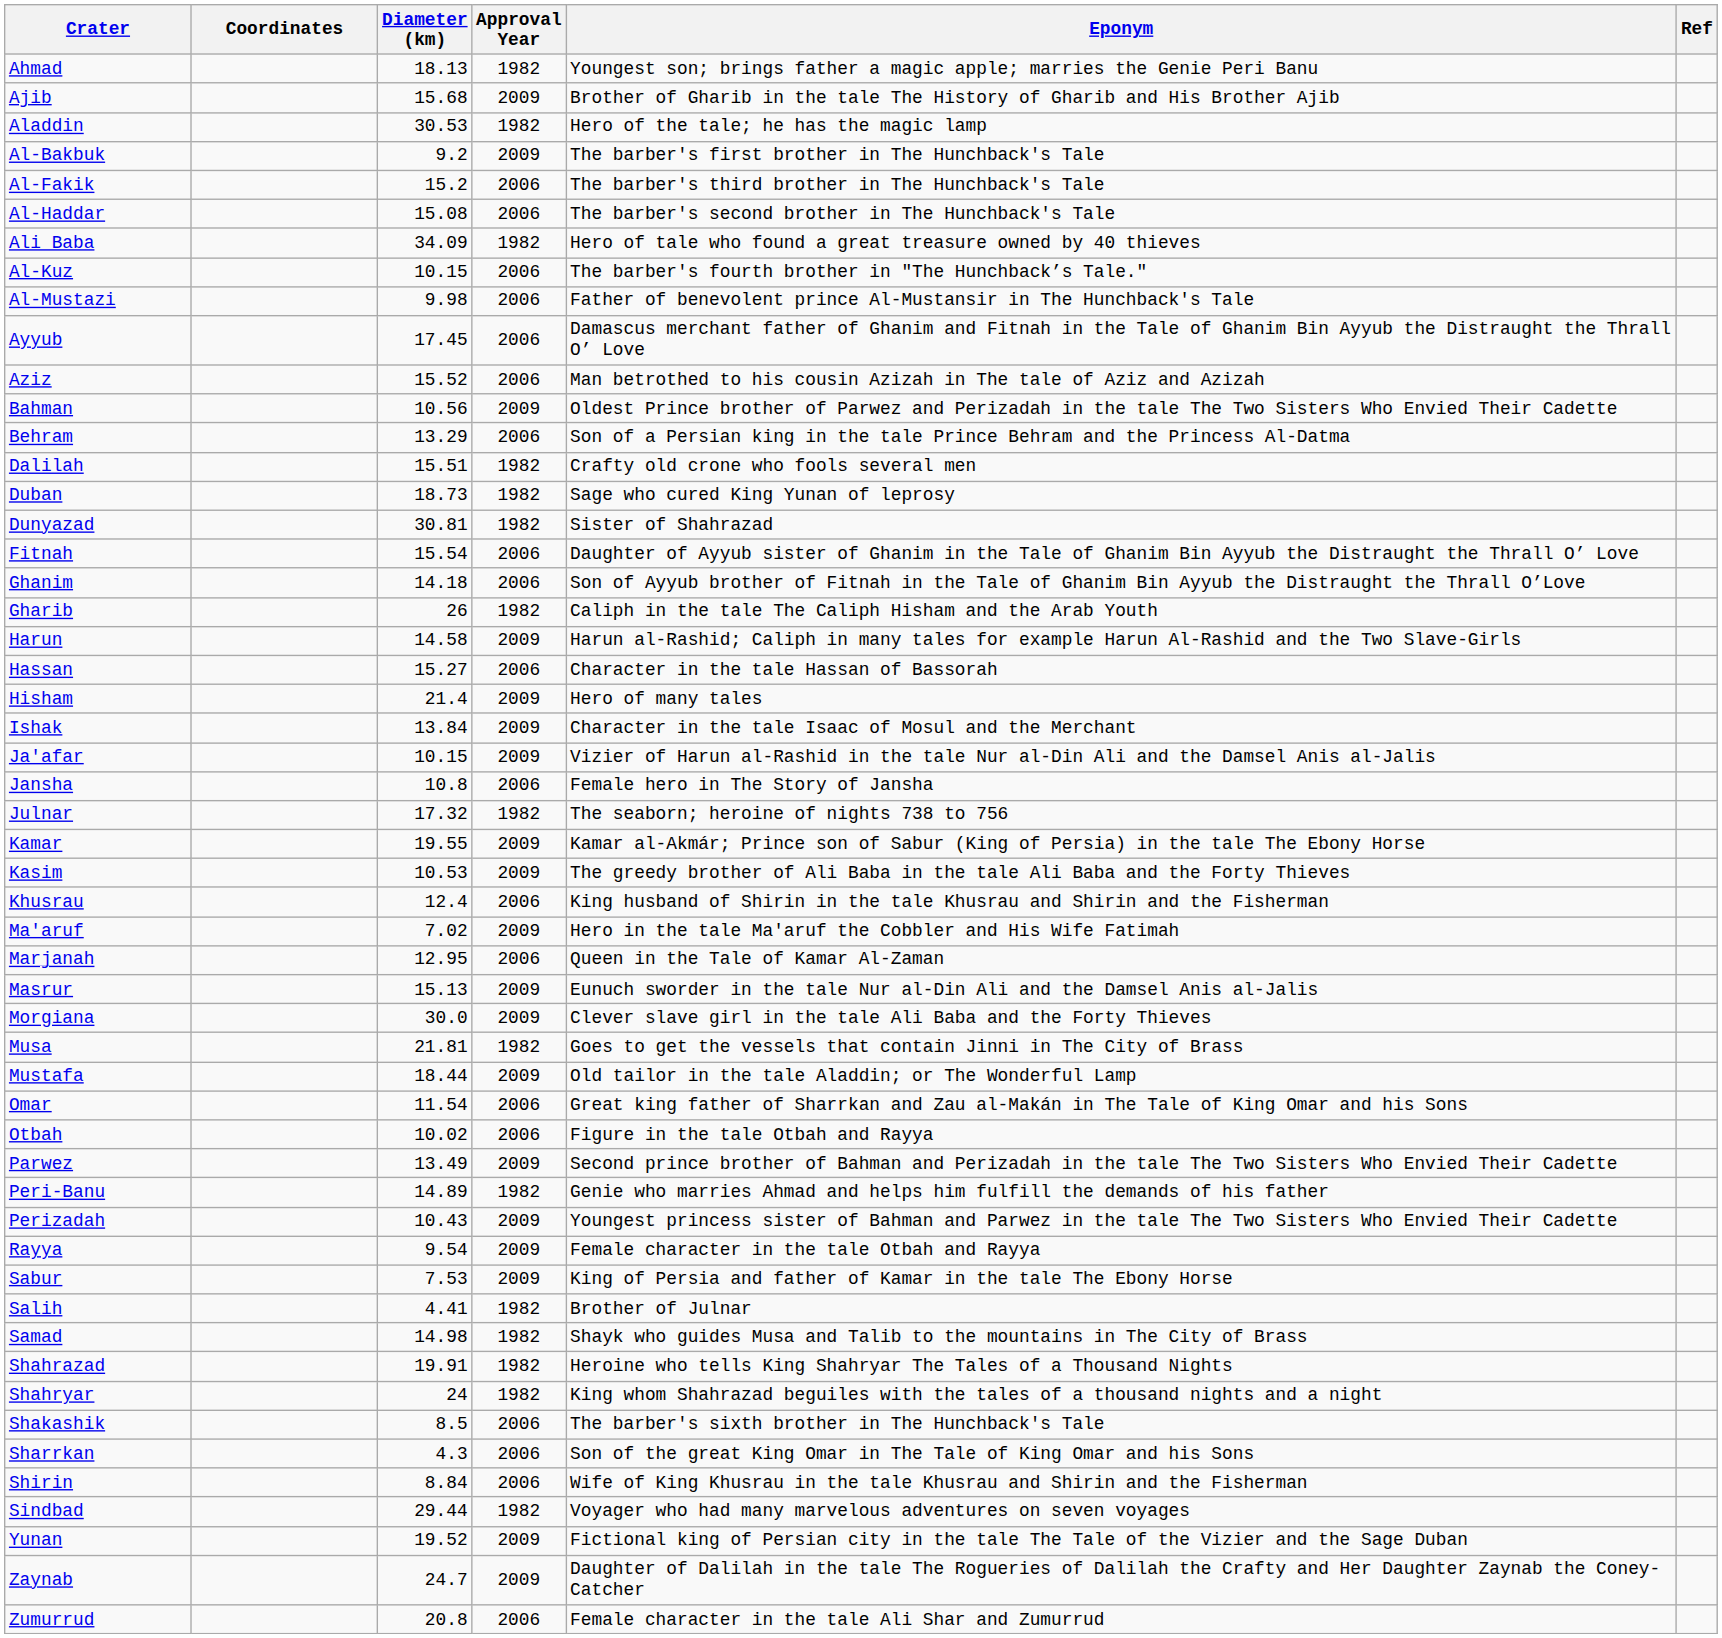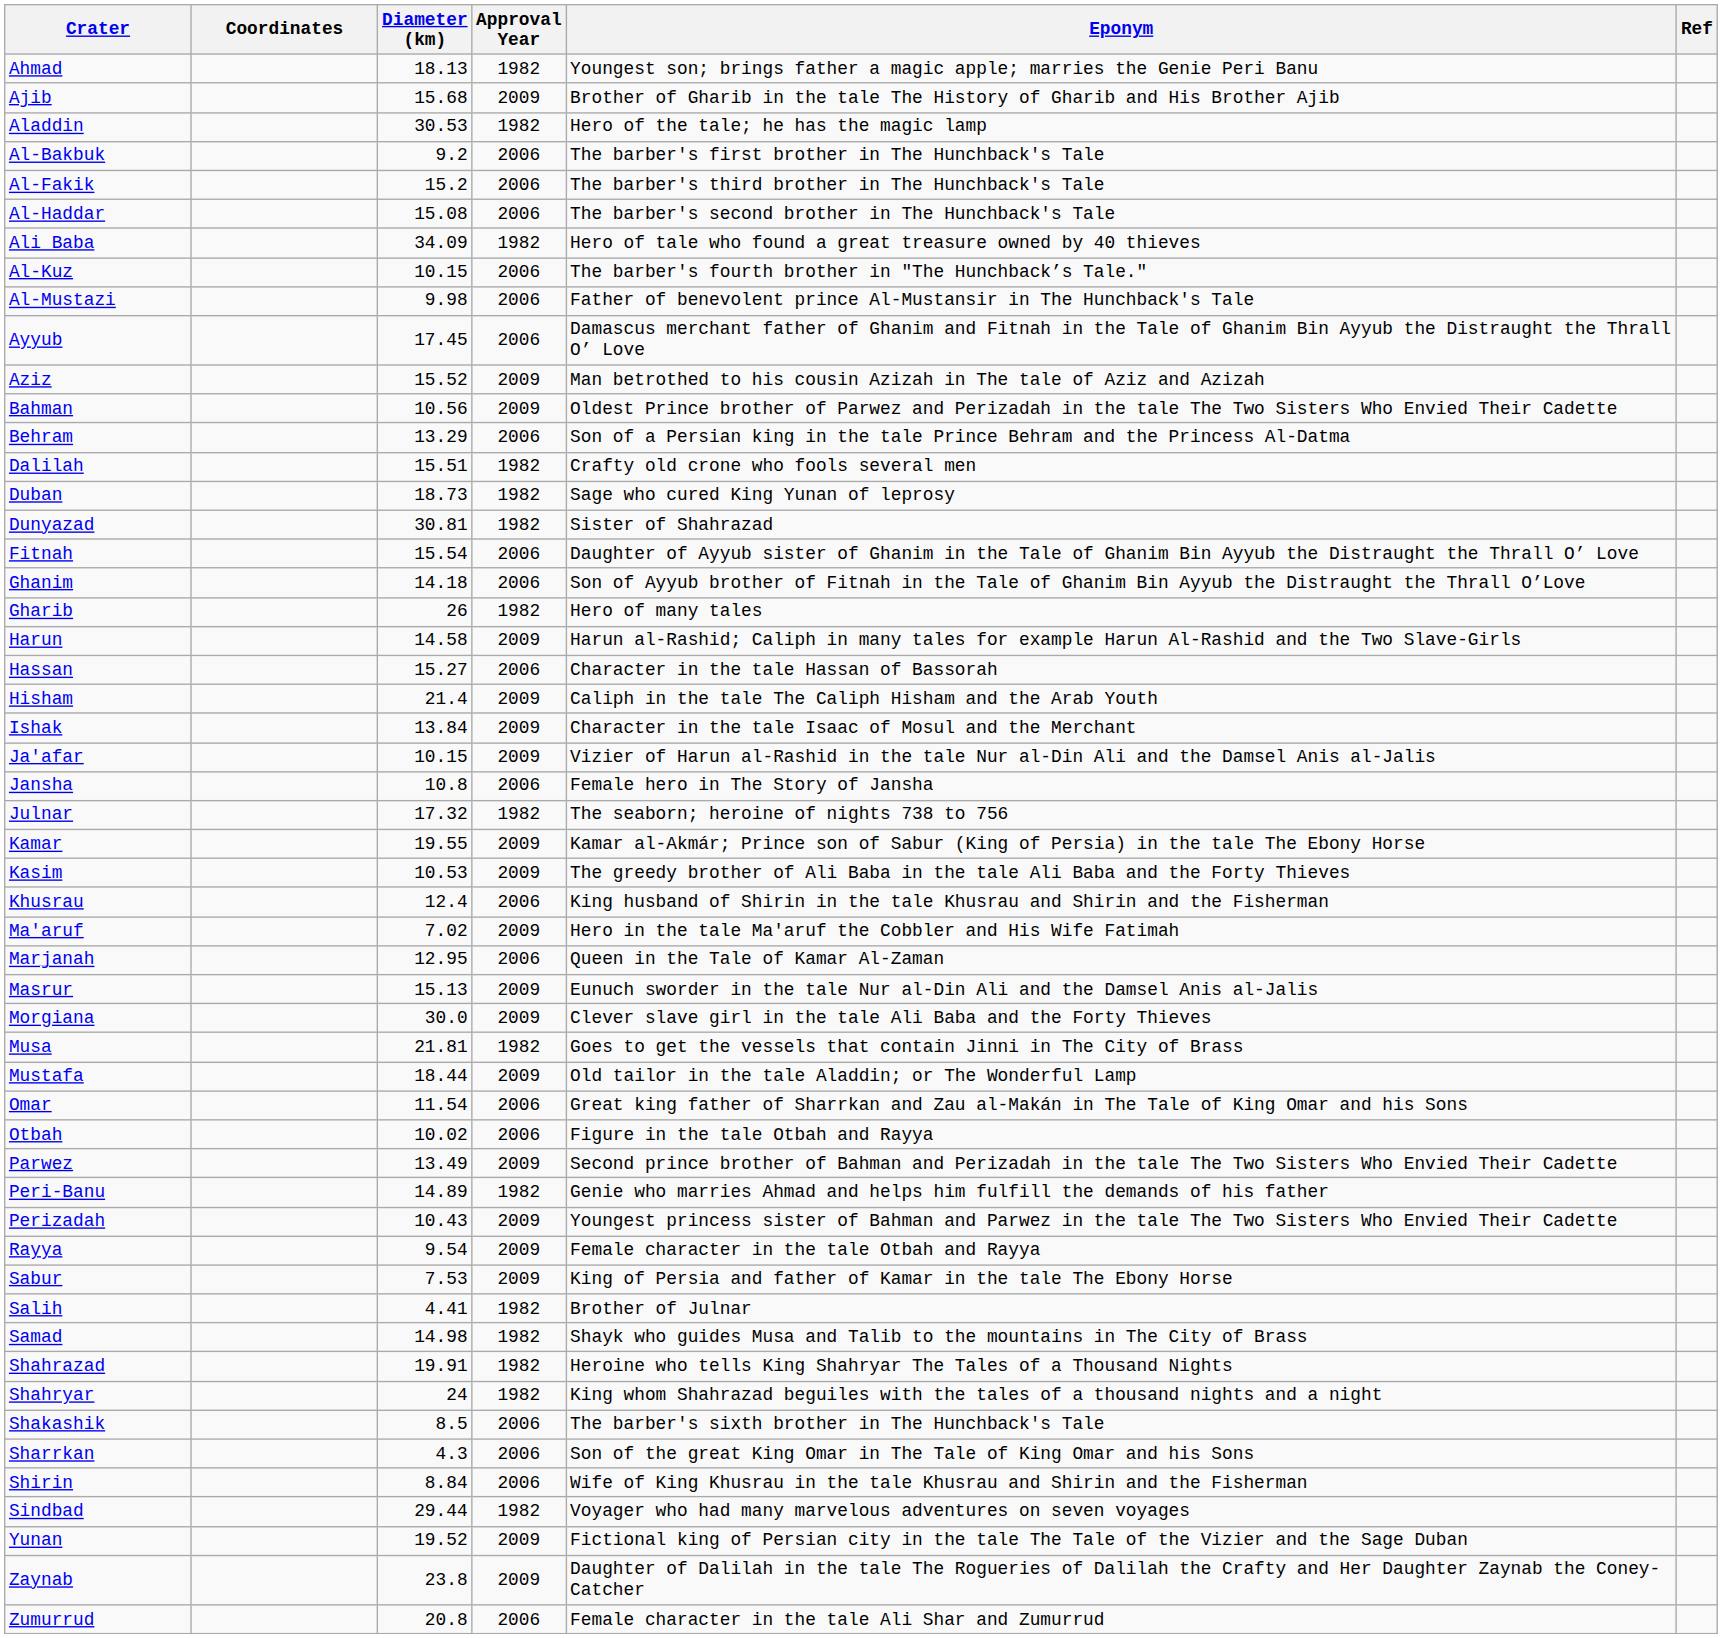(519, 156) 2009 -> (519, 156) 2006
(519, 380) 2006 -> (519, 380) 2009
(864, 612) Caliph in the tale The Caliph Hisham and the Arab Youth -> (666, 612) Hero of many tales
(666, 699) Hero of many tales -> (864, 699) Caliph in the tale The Caliph Hisham and the Arab Youth
(446, 1580) 24.7 -> (446, 1580) 23.8
